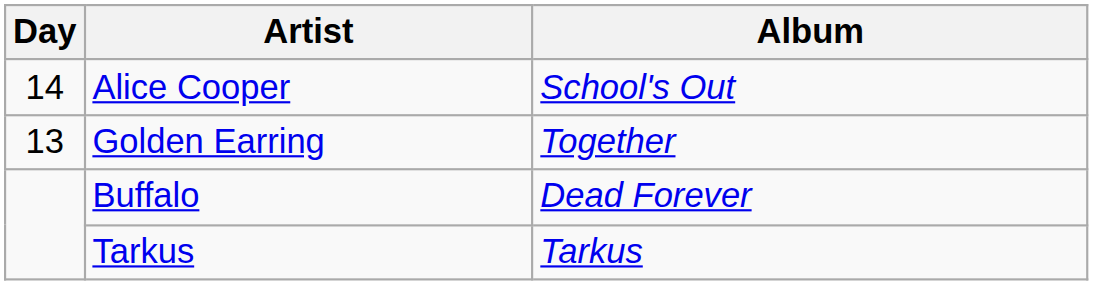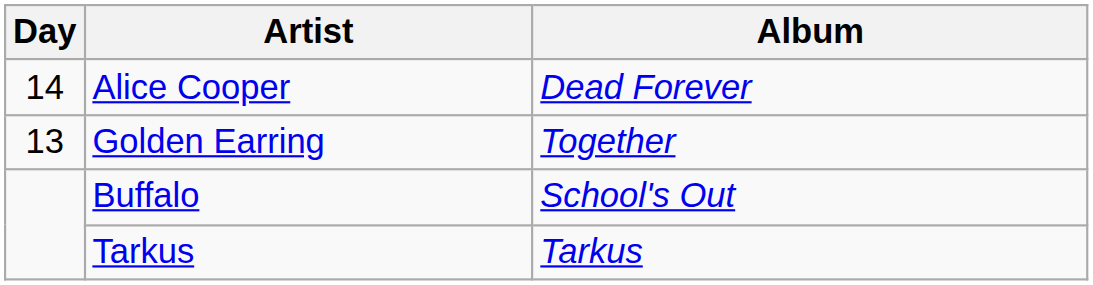(638, 86) School's Out -> (646, 86) Dead Forever
(646, 196) Dead Forever -> (638, 196) School's Out
